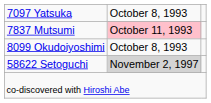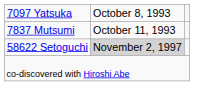(151, 30) pink background -> (134, 30) no background
- row: (56, 47)
